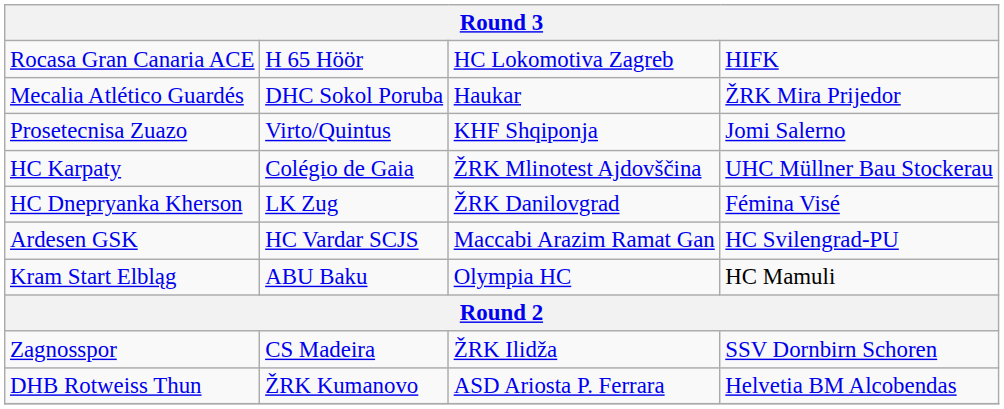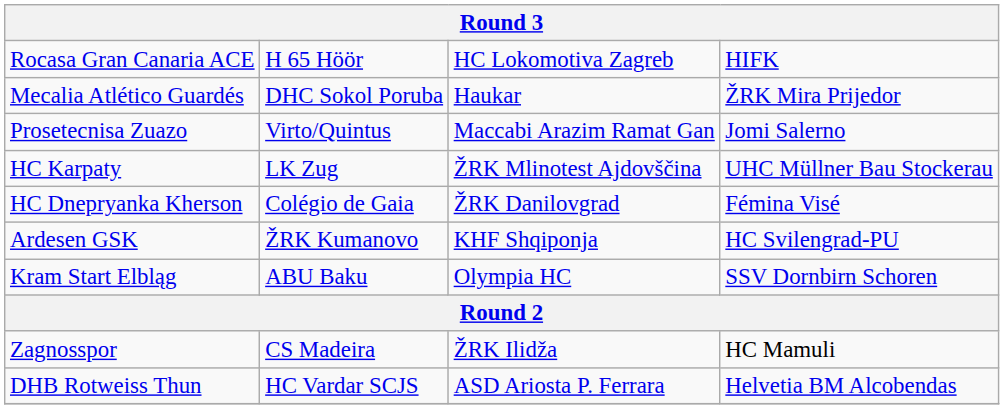(526, 131) KHF Shqiponja -> (584, 131) Maccabi Arazim Ramat Gan
(339, 167) Colégio de Gaia -> (302, 167) LK Zug
(302, 204) LK Zug -> (339, 204) Colégio de Gaia
(342, 240) HC Vardar SCJS -> (342, 240) ŽRK Kumanovo
(584, 240) Maccabi Arazim Ramat Gan -> (526, 240) KHF Shqiponja
(780, 276) HC Mamuli -> (831, 276) SSV Dornbirn Schoren
(831, 349) SSV Dornbirn Schoren -> (780, 349) HC Mamuli
(342, 385) ŽRK Kumanovo -> (342, 385) HC Vardar SCJS
